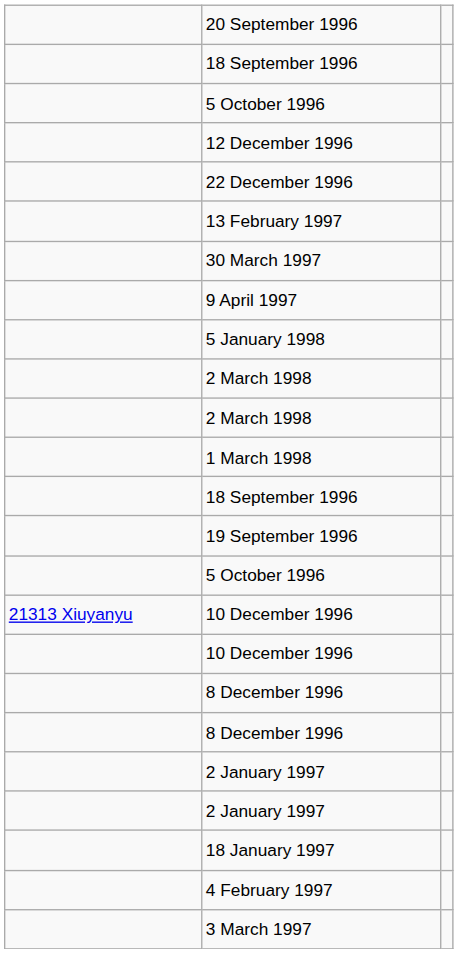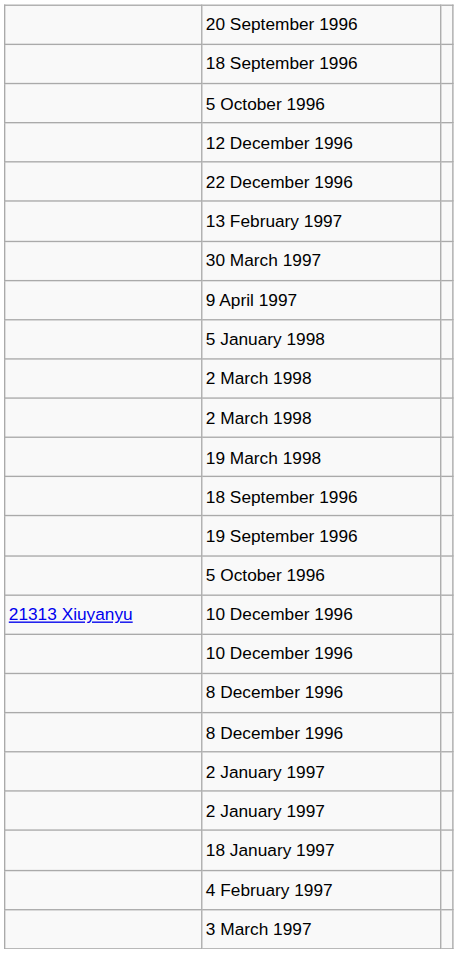- row: (103, 457)
+ row: (103, 457)
